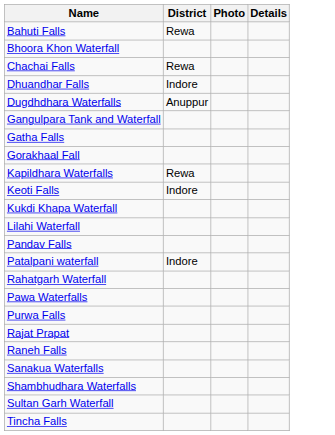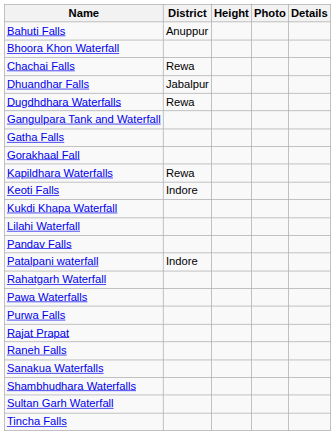+ column: (231, 13)
(180, 31) Rewa -> (187, 31) Anuppur
(182, 84) Indore -> (187, 84) Jabalpur
(187, 102) Anuppur -> (180, 102) Rewa
